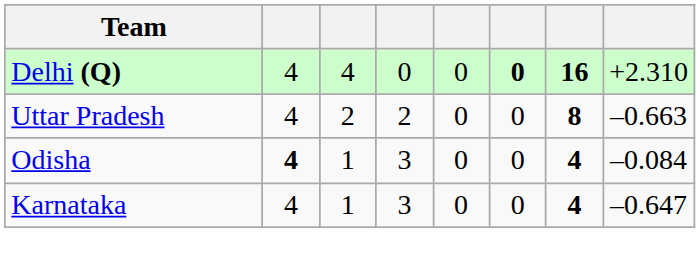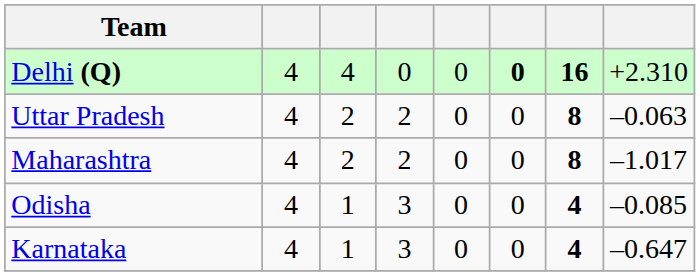(649, 115) –0.663 -> (649, 115) –0.063
+ row: (81, 159)
(291, 159) bold -> (291, 204) normal
(649, 159) –0.084 -> (649, 204) –0.085
